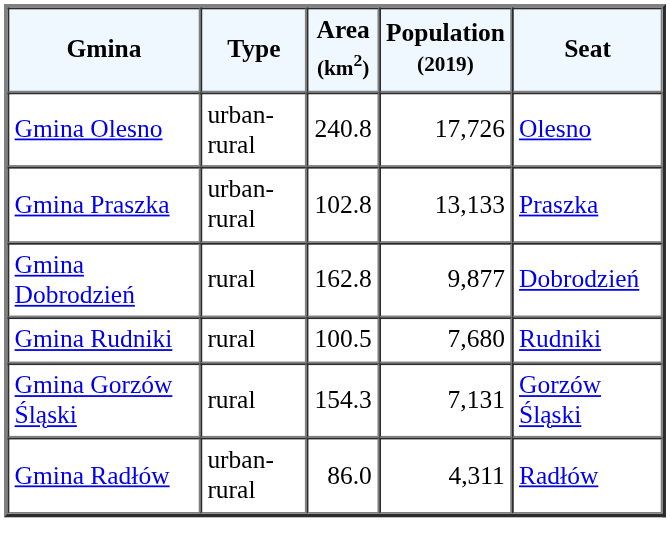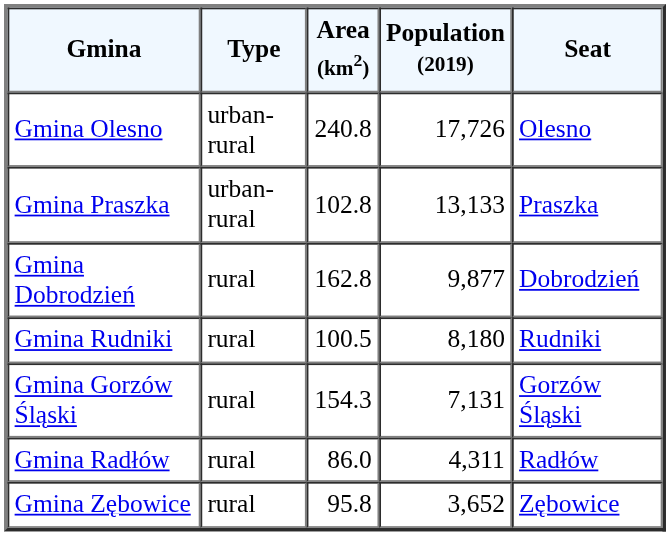(476, 339) 7,680 -> (476, 339) 8,180
(241, 474) urban-rural -> (231, 459) rural
+ row: (103, 504)
